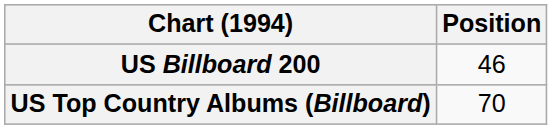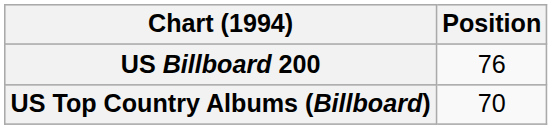(492, 64) 46 -> (492, 64) 76
